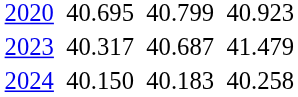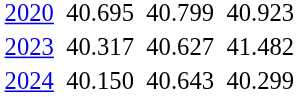(180, 47) 40.687 -> (180, 47) 40.627
(260, 47) 41.479 -> (260, 47) 41.482
(180, 80) 40.183 -> (180, 80) 40.643
(260, 80) 40.258 -> (260, 80) 40.299
